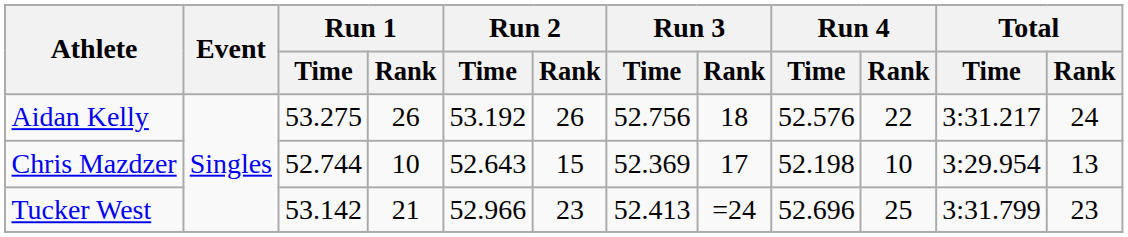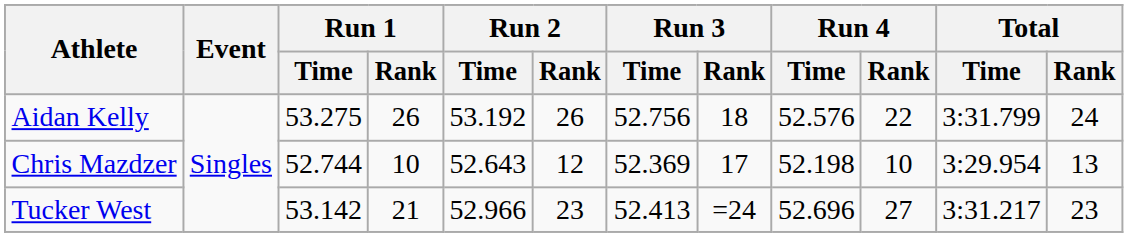(992, 117) 3:31.217 -> (992, 117) 3:31.799
(570, 163) 15 -> (570, 163) 12
(899, 209) 25 -> (899, 209) 27
(992, 209) 3:31.799 -> (992, 209) 3:31.217
